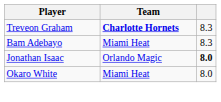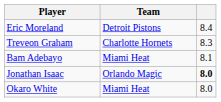+ row: (35, 27)
(141, 27) bold -> (137, 43) normal
(206, 43) 8.3 -> (206, 58) 8.1
